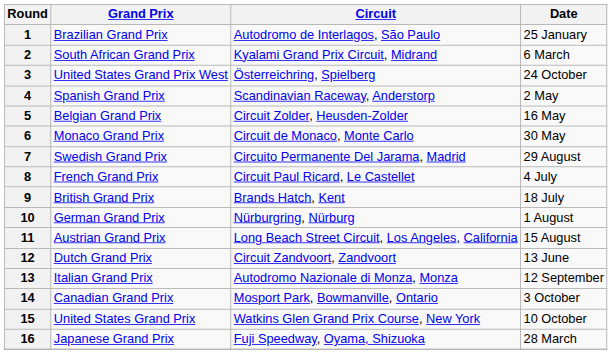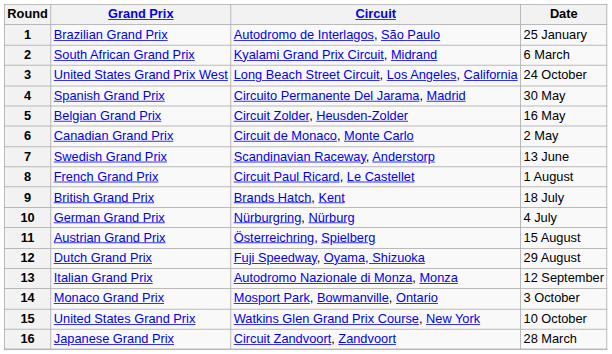(305, 75) Österreichring, Spielberg -> (376, 75) Long Beach Street Circuit, Los Angeles, California
(334, 95) Scandinavian Raceway, Anderstorp -> (350, 95) Circuito Permanente Del Jarama, Madrid
(541, 95) 2 May -> (545, 95) 30 May
(109, 136) Monaco Grand Prix -> (114, 136) Canadian Grand Prix
(545, 136) 30 May -> (541, 136) 2 May
(350, 156) Circuito Permanente Del Jarama, Madrid -> (334, 156) Scandinavian Raceway, Anderstorp
(552, 156) 29 August -> (546, 156) 13 June
(540, 177) 4 July -> (548, 177) 1 August
(548, 217) 1 August -> (540, 217) 4 July
(376, 237) Long Beach Street Circuit, Los Angeles, California -> (305, 237) Österreichring, Spielberg
(315, 258) Circuit Zandvoort, Zandvoort -> (329, 258) Fuji Speedway, Oyama, Shizuoka
(546, 258) 13 June -> (552, 258) 29 August
(114, 298) Canadian Grand Prix -> (109, 298) Monaco Grand Prix
(329, 339) Fuji Speedway, Oyama, Shizuoka -> (315, 339) Circuit Zandvoort, Zandvoort
